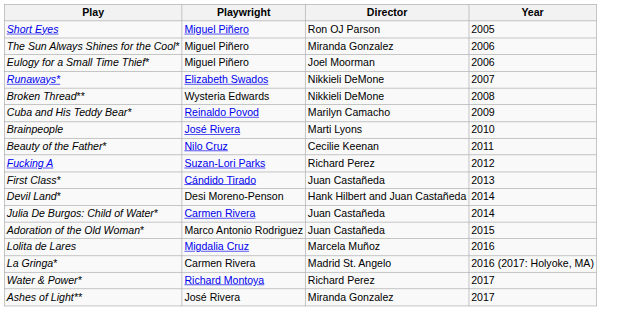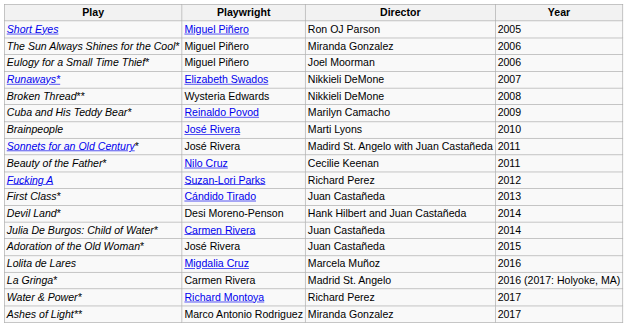+ row: (73, 146)
(244, 230) Marco Antonio Rodriguez -> (212, 247) José Rivera
(212, 297) José Rivera -> (244, 314) Marco Antonio Rodriguez
